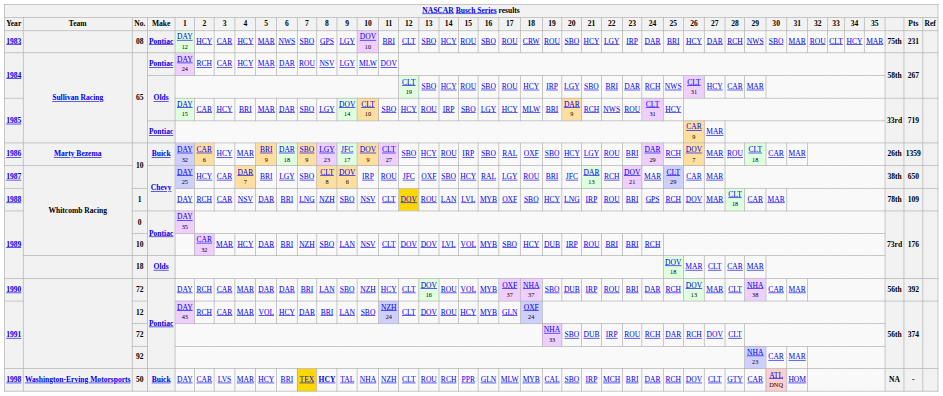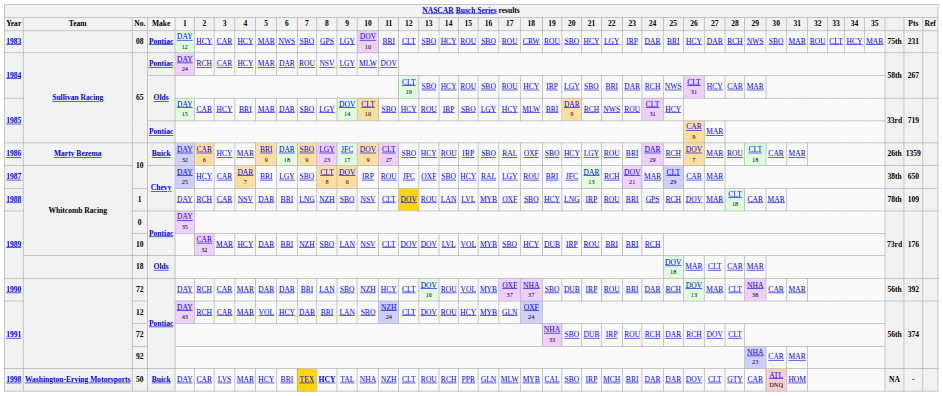(673, 380) RCH -> (673, 380) DAR
